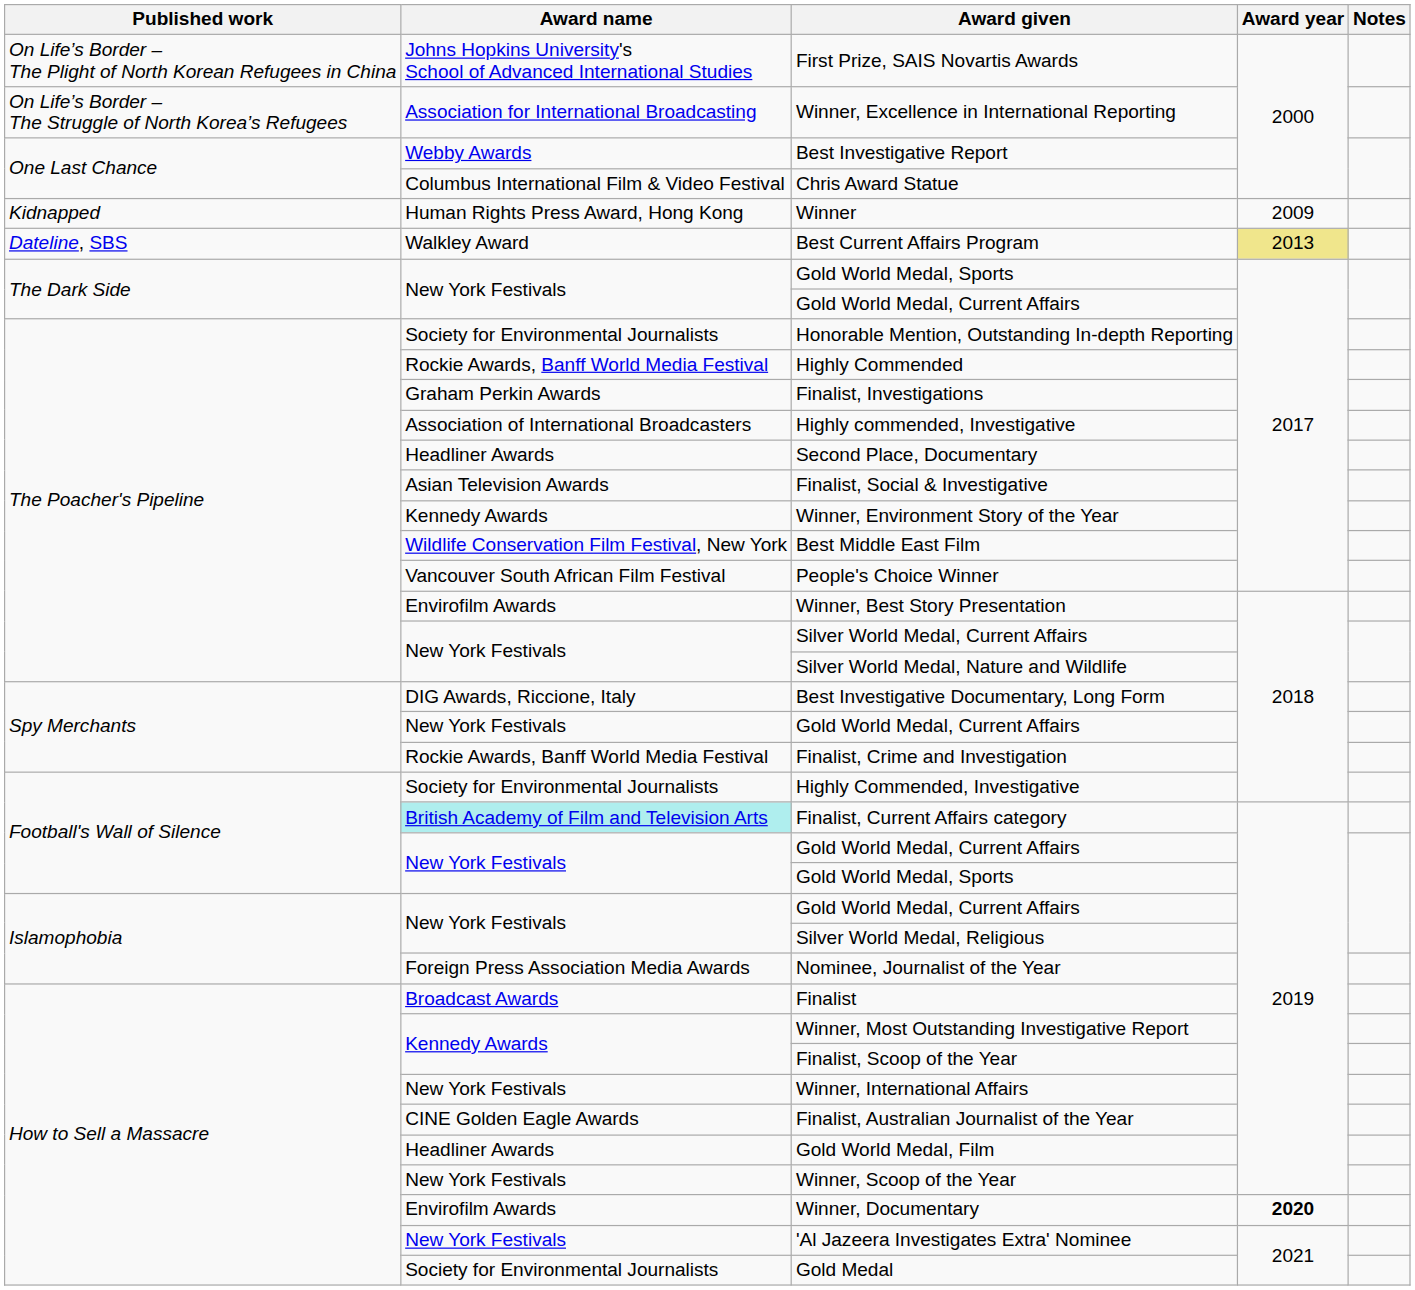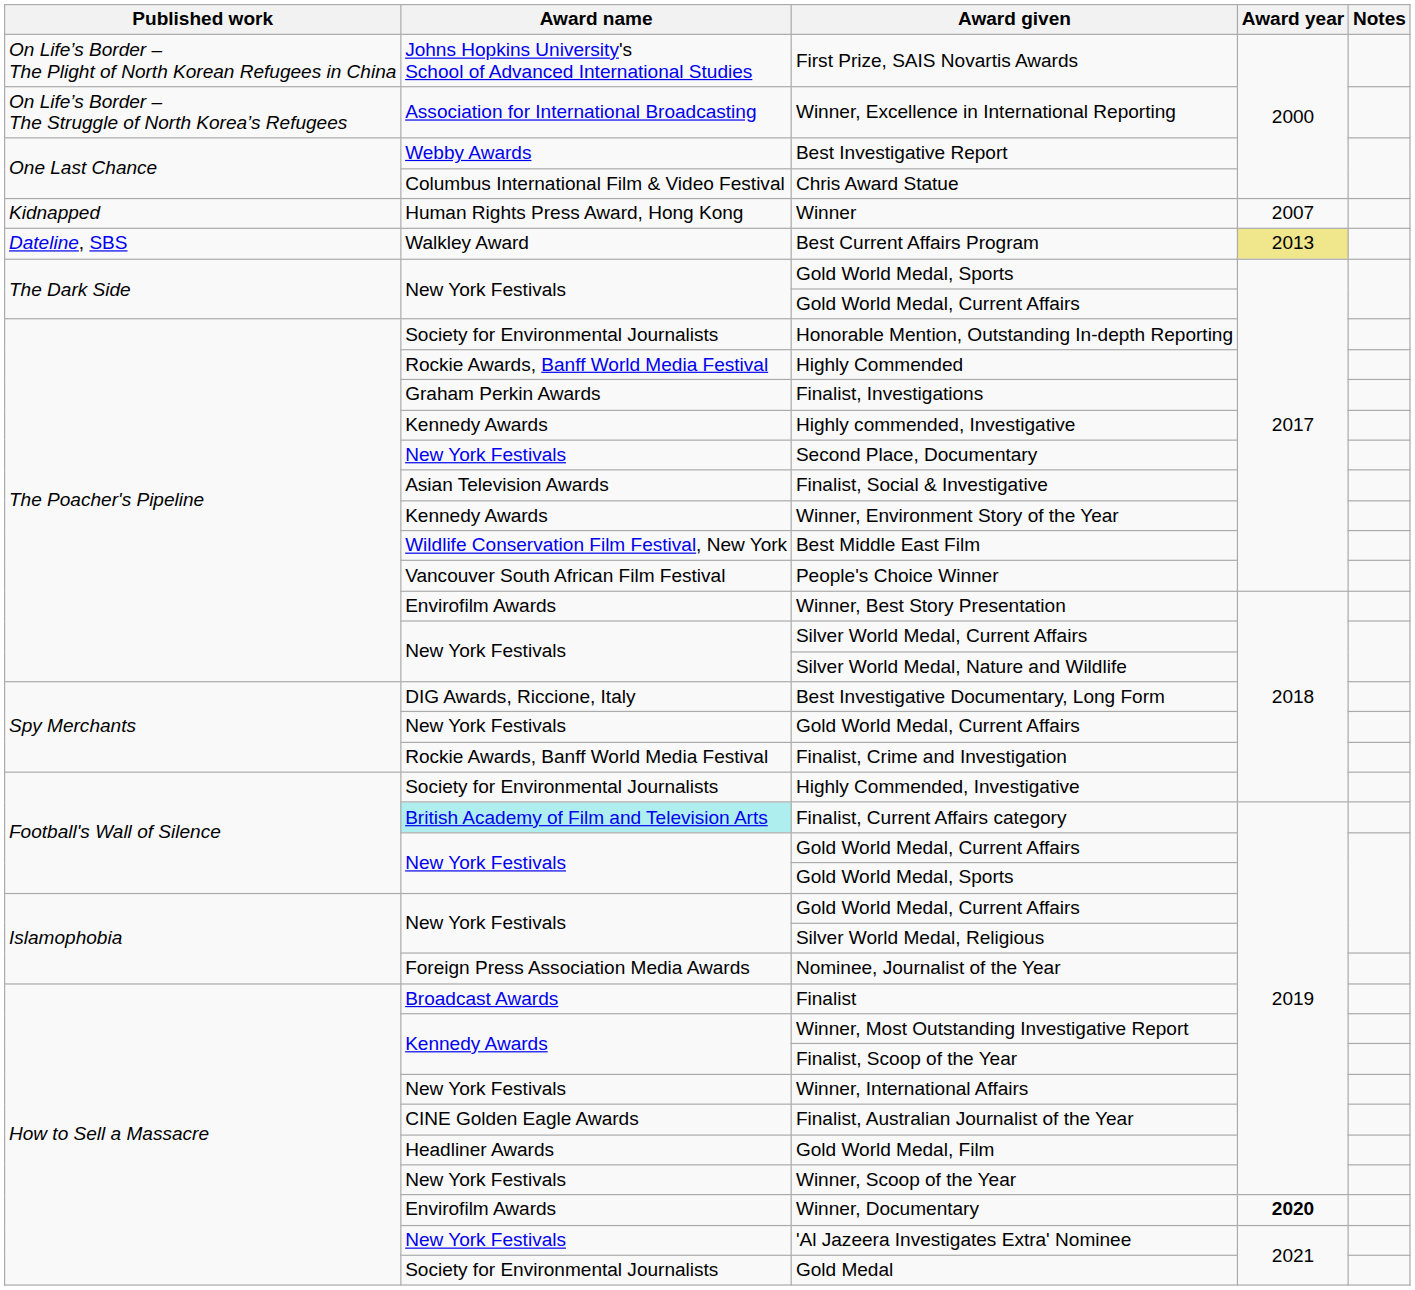(1293, 213) 2009 -> (1293, 213) 2007
(578, 424) Association of International Broadcasters -> (476, 424) Kennedy Awards
(480, 454) Headliner Awards -> (486, 454) New York Festivals
